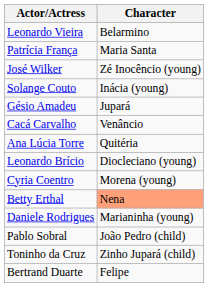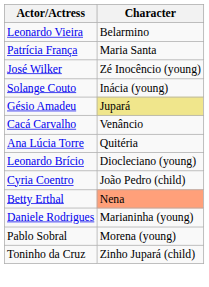(115, 106) no background -> (115, 106) khaki background
(138, 180) Morena (young) -> (143, 180) João Pedro (child)
(143, 236) João Pedro (child) -> (138, 236) Morena (young)
- row: (45, 273)
